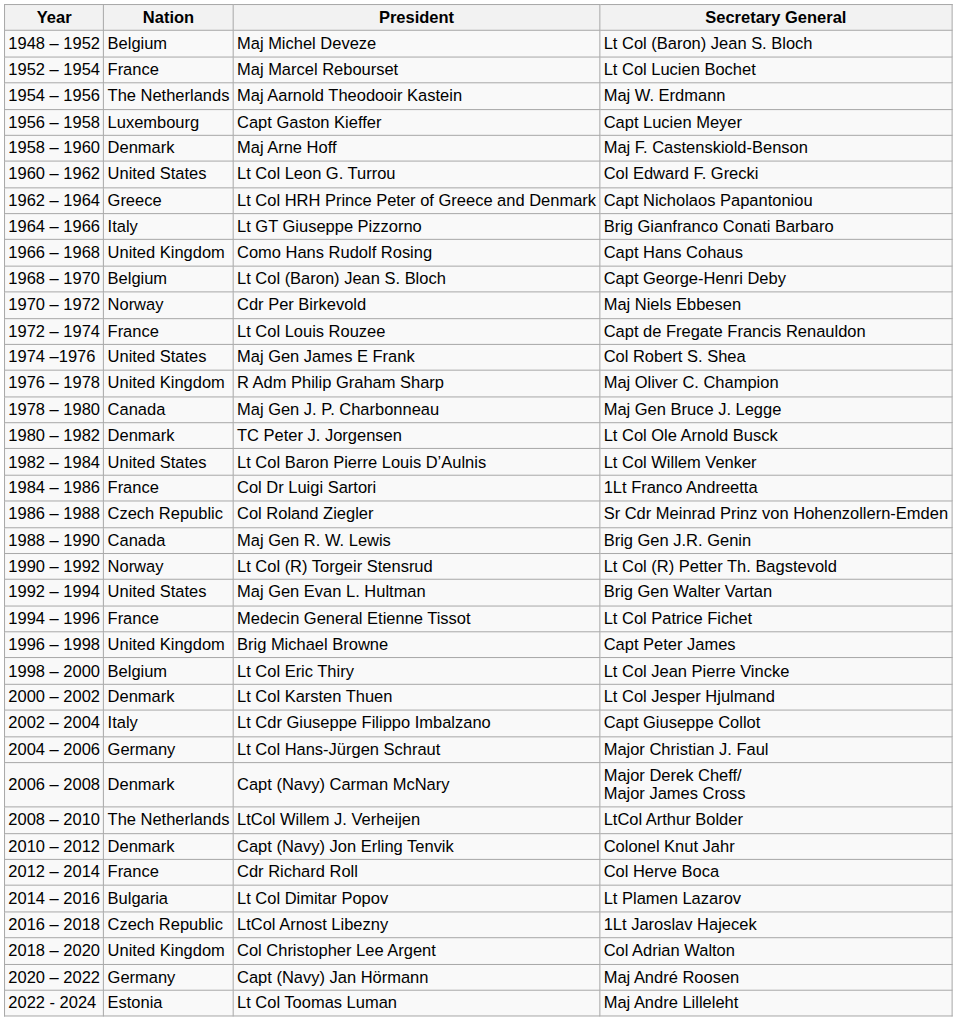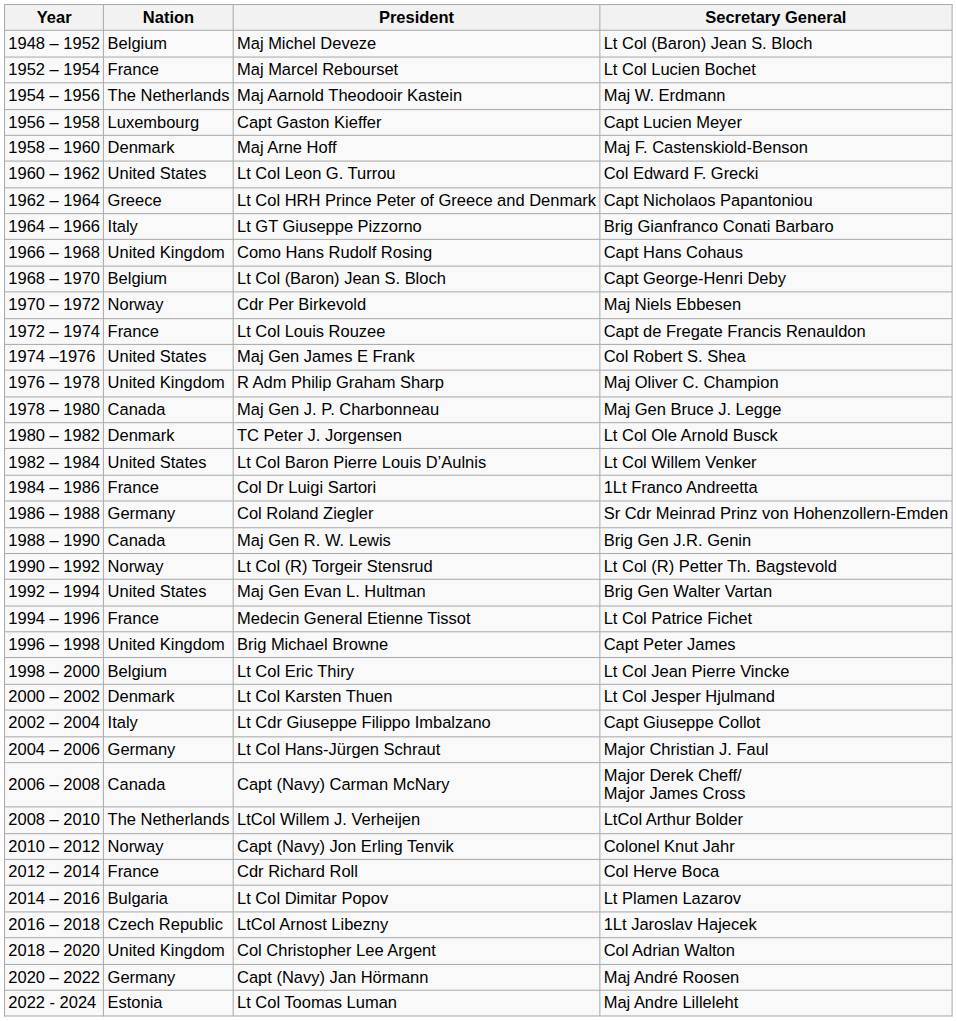(165, 514) Czech Republic -> (141, 514) Germany
(141, 784) Denmark -> (136, 784) Canada
(141, 846) Denmark -> (135, 846) Norway
